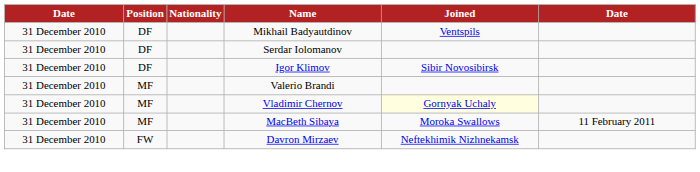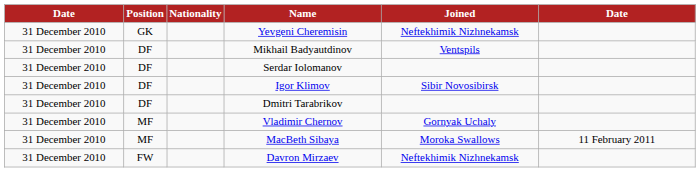+ row: (303, 31)
+ row: (303, 104)
- row: (303, 86)
(460, 104) lightyellow background -> (460, 122) no background
